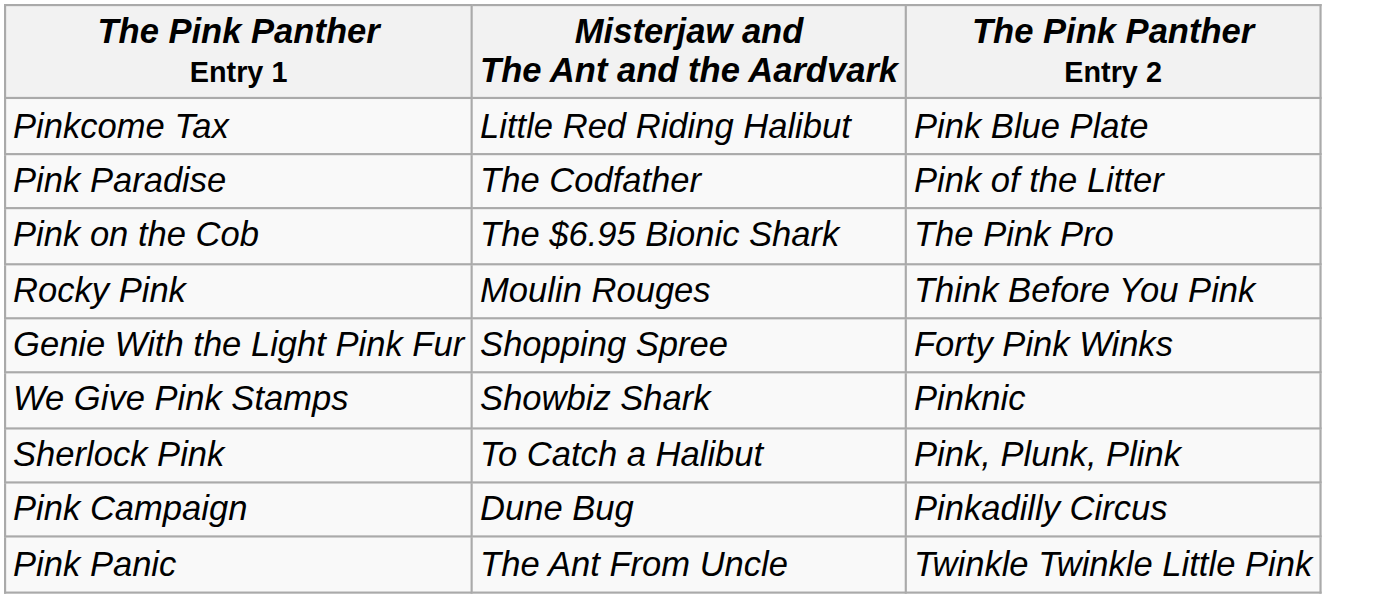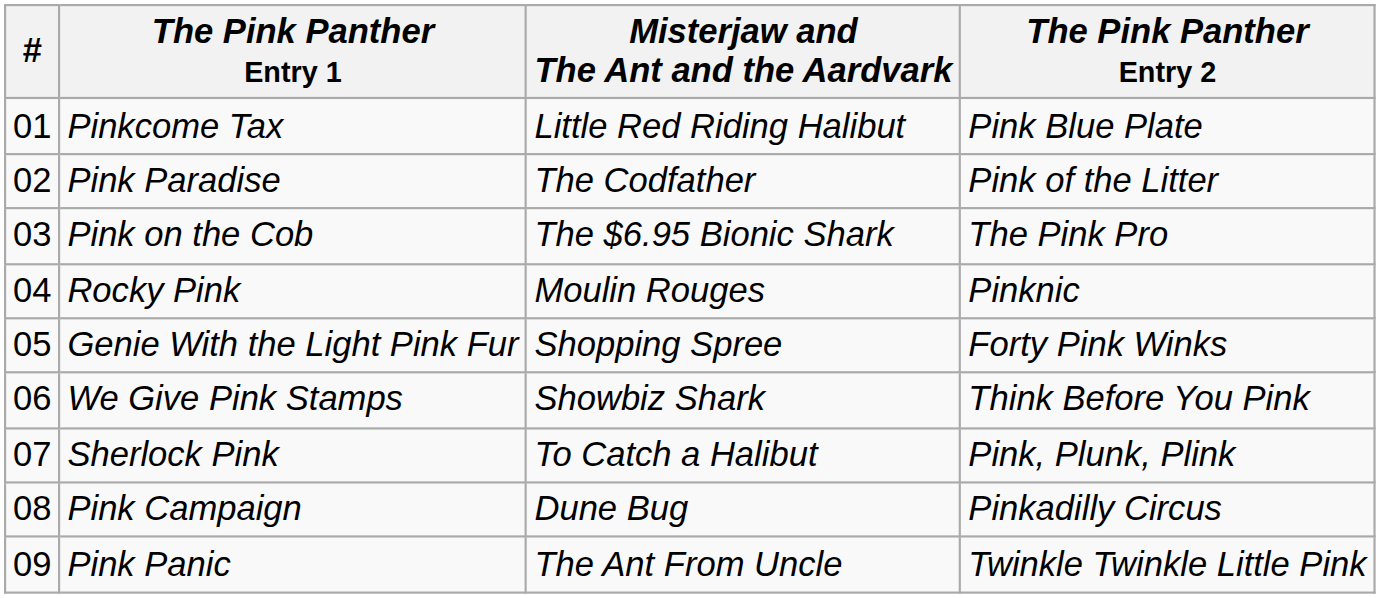+ column: (32, 51)
(1085, 290) Think Before You Pink -> (1024, 290) Pinknic
(970, 399) Pinknic -> (1139, 399) Think Before You Pink
